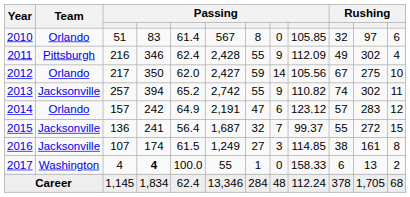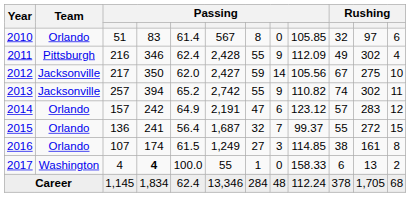(69, 73) Orlando -> (69, 73) Jacksonville
(69, 128) Jacksonville -> (69, 128) Orlando
(69, 146) Jacksonville -> (69, 146) Orlando
